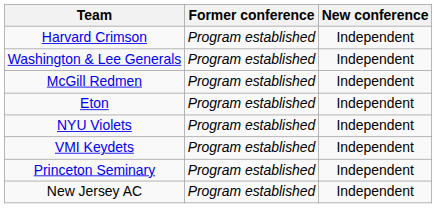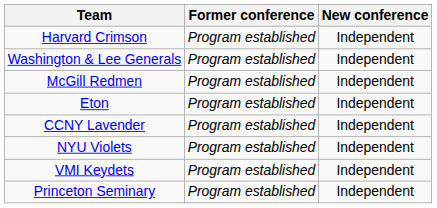+ row: (94, 125)
- row: (94, 192)
